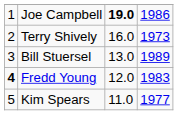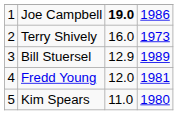(121, 57) 13.0 -> (121, 57) 12.9
(11, 78) bold -> (11, 78) normal
(155, 78) 1983 -> (155, 78) 1981
(155, 99) 1977 -> (155, 99) 1980
